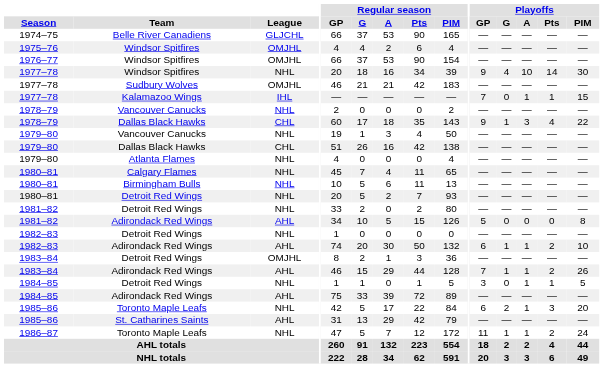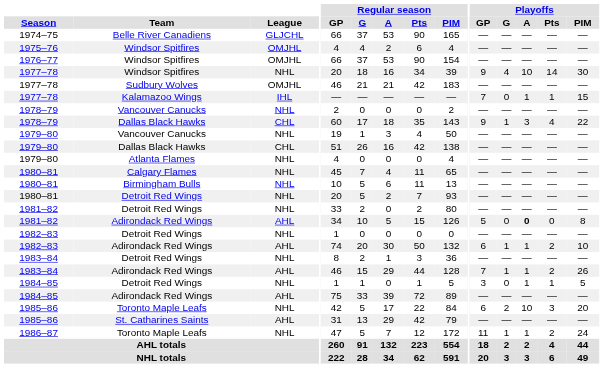(527, 221) normal -> (527, 221) bold
(285, 258) OMJHL -> (285, 258) NHL
(527, 307) 1 -> (527, 307) 10
